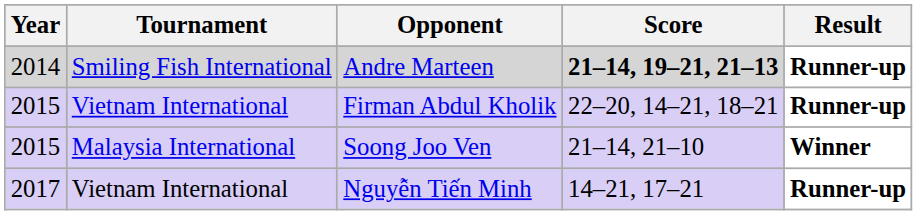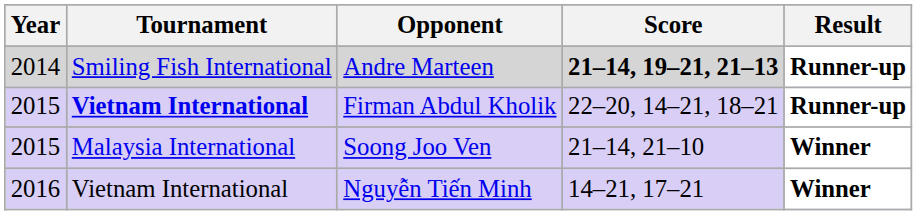(180, 107) normal -> (190, 107) bold
(35, 188) 2017 -> (35, 188) 2016
(848, 188) Runner-up -> (830, 188) Winner
